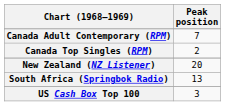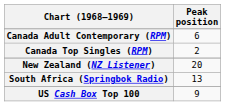(197, 36) 7 -> (197, 36) 6
(197, 94) 3 -> (197, 94) 9
